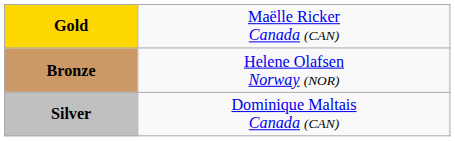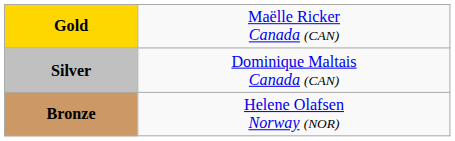rows swapped: (71, 114) <-> (71, 70)
